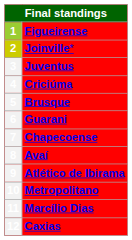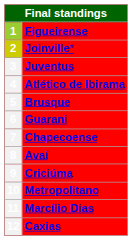(49, 84) Criciúma -> (75, 84) Atlético de Ibirama
(75, 173) Atlético de Ibirama -> (49, 173) Criciúma
